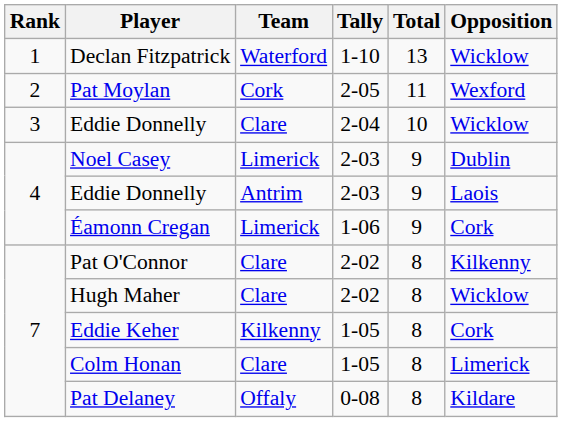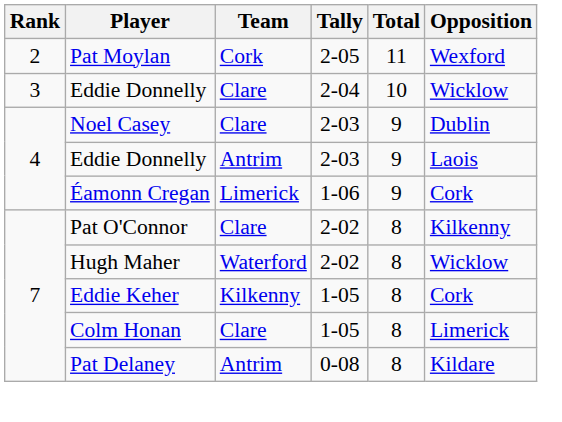- row: (150, 55)
(280, 158) Limerick -> (243, 124) Clare
(264, 295) Clare -> (263, 261) Waterford
(268, 398) Offaly -> (251, 364) Antrim
